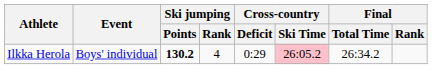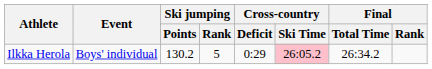(180, 53) bold -> (180, 53) normal
(217, 53) 4 -> (217, 53) 5
